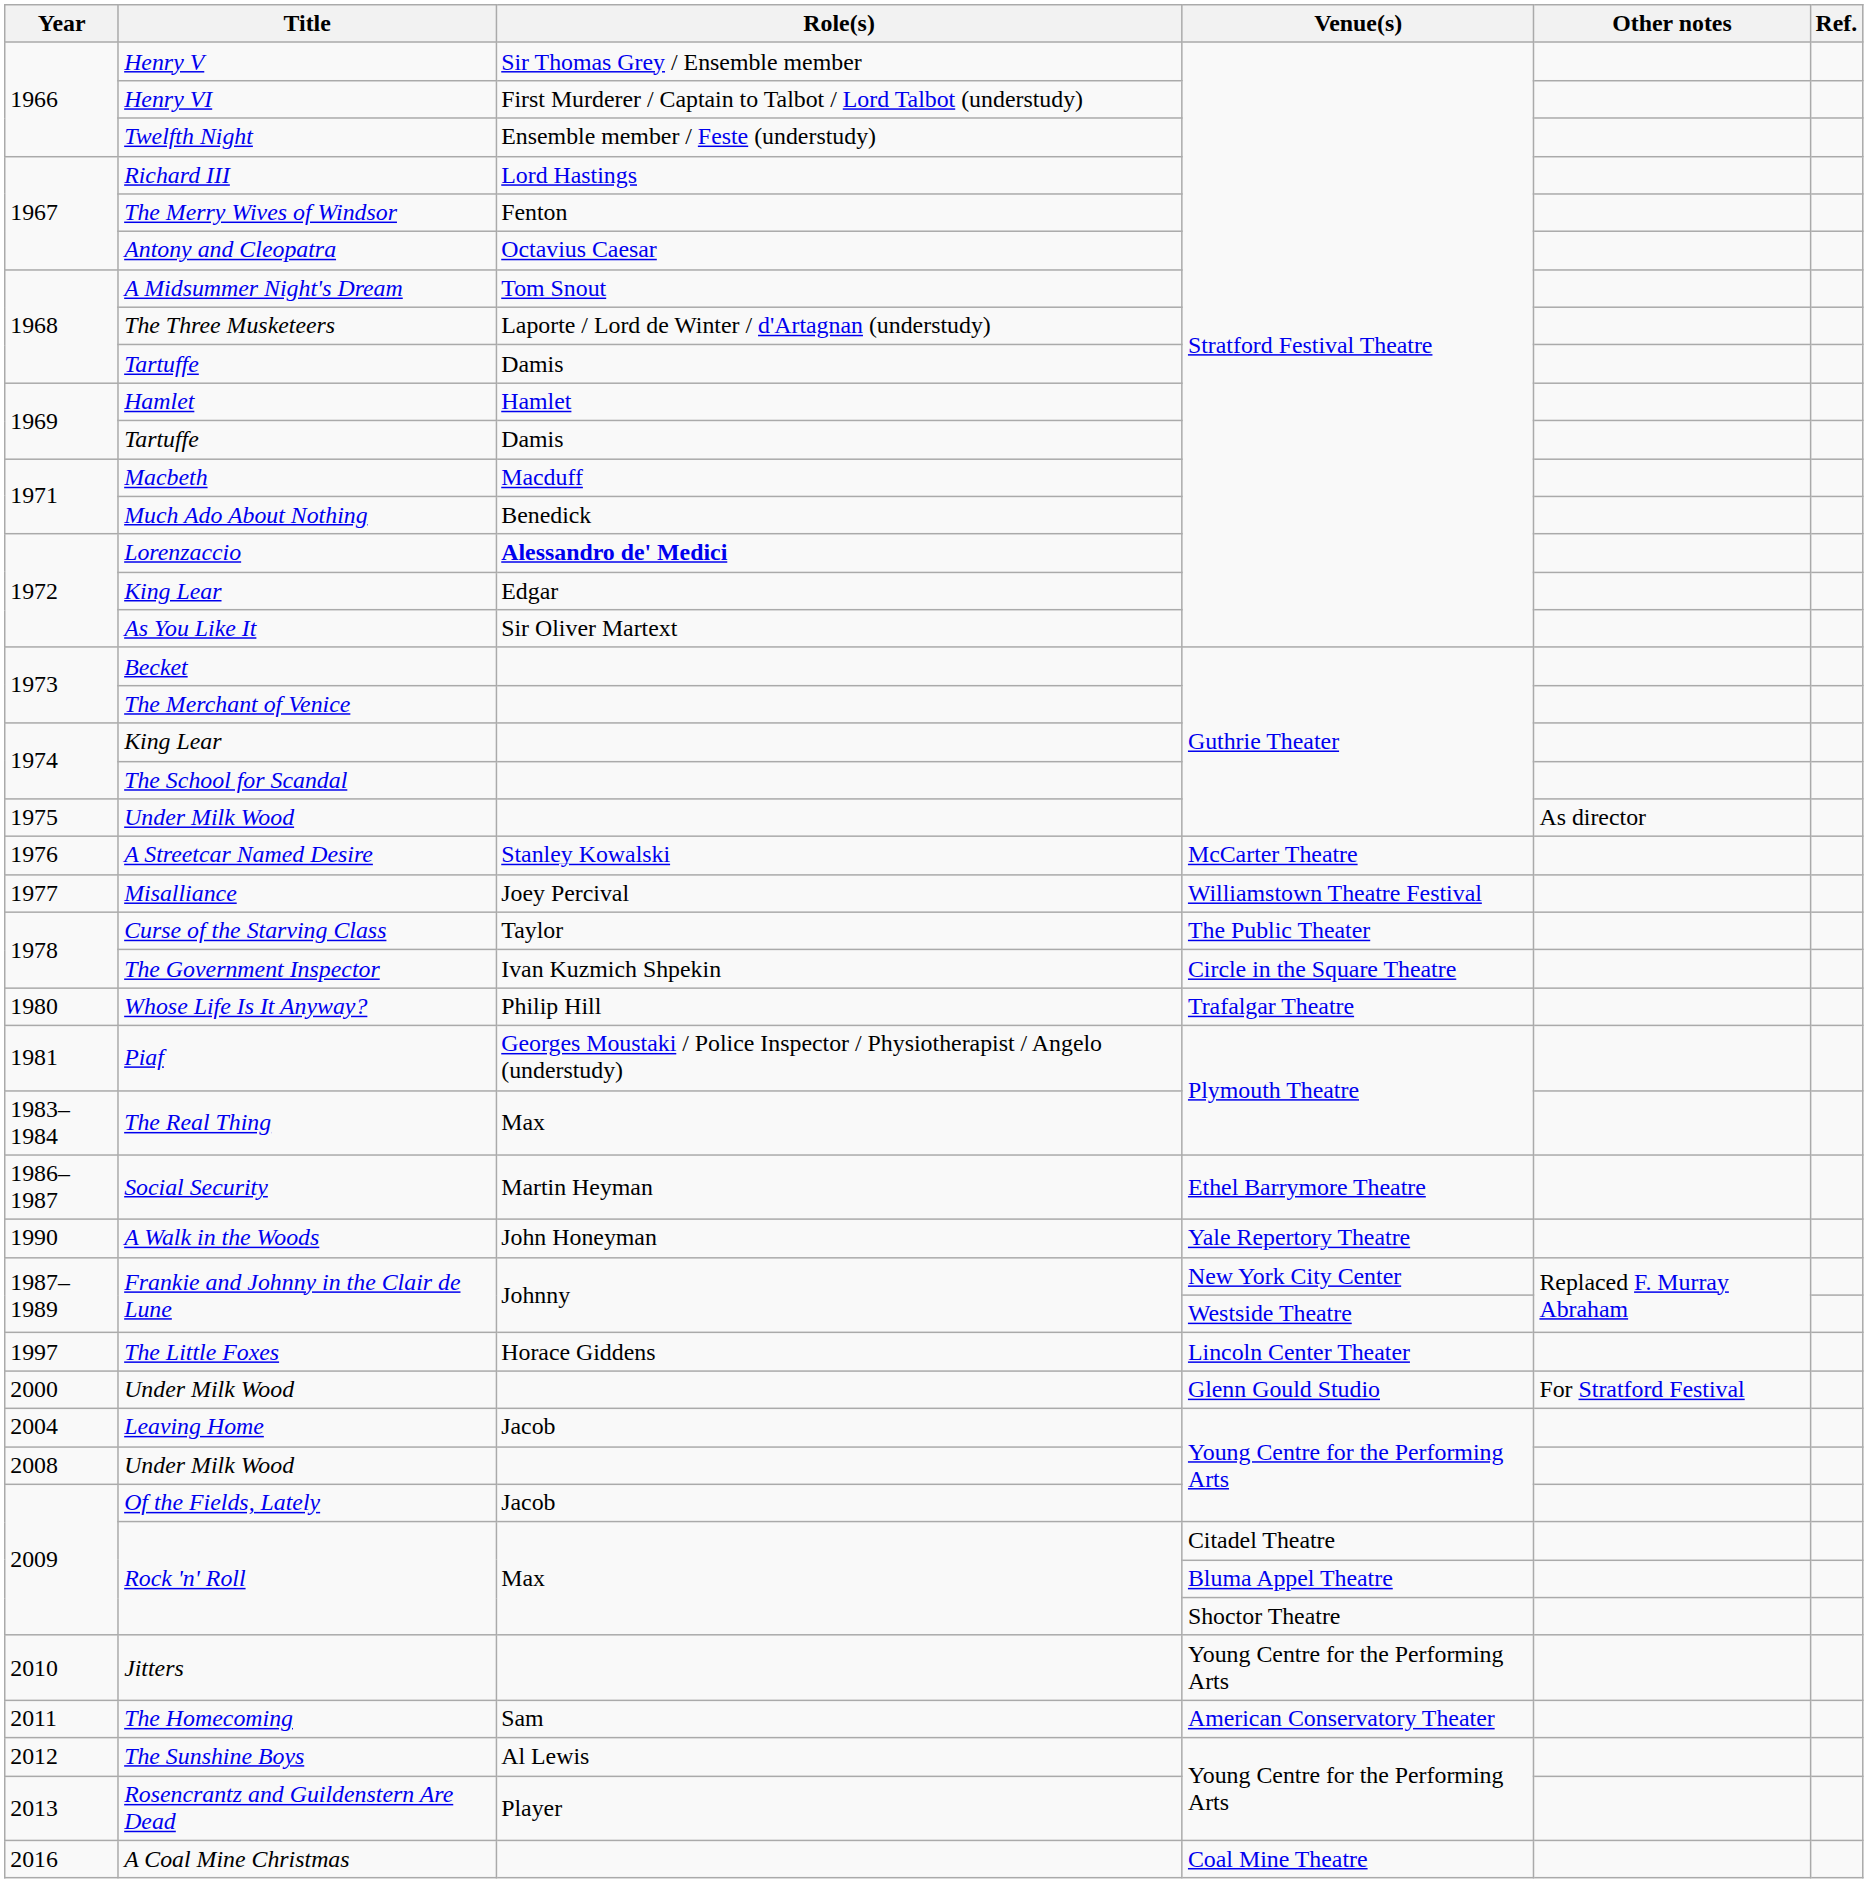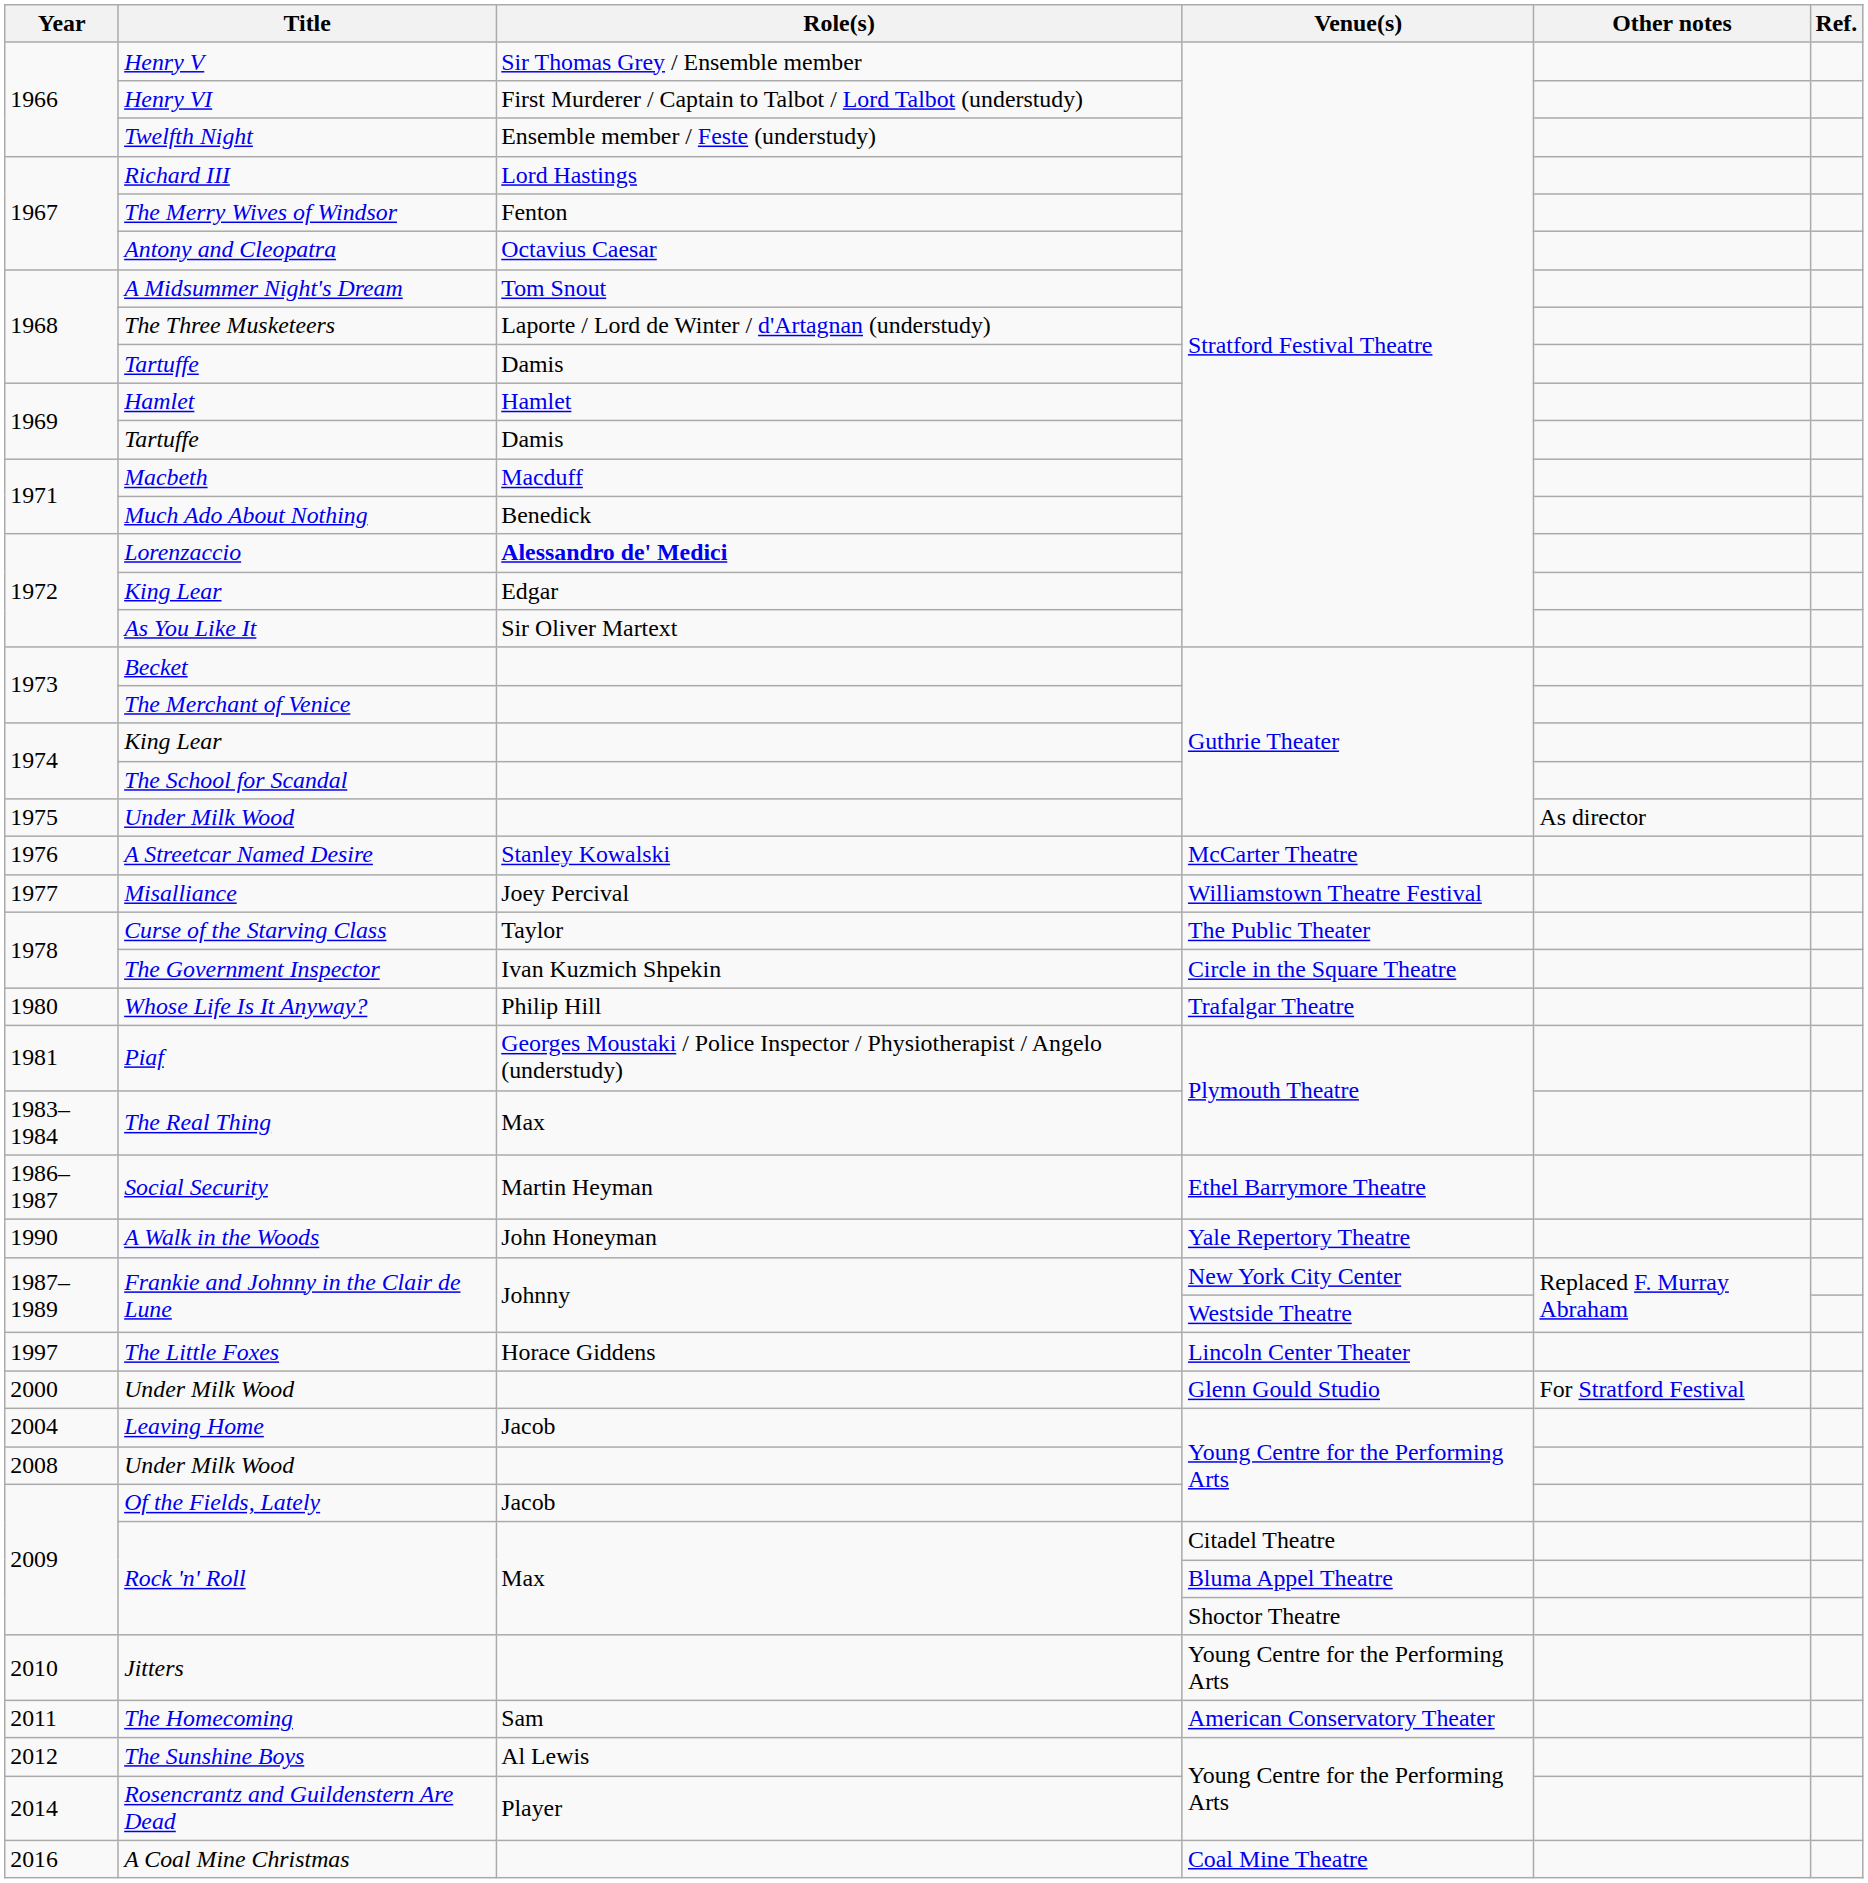(34, 1807) 2013 -> (34, 1807) 2014
